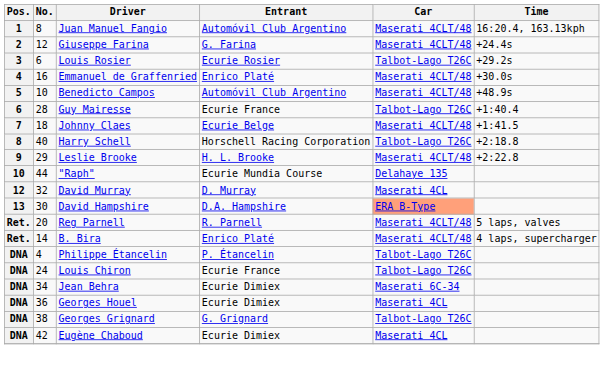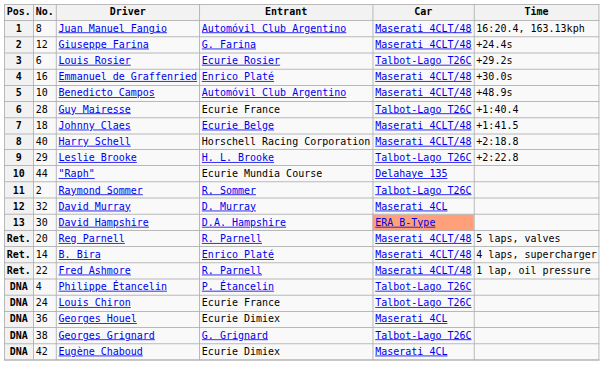(423, 142) Talbot-Lago T26C -> (423, 142) Maserati 4CLT/48
(423, 158) Maserati 4CLT/48 -> (423, 158) Talbot-Lago T26C
+ row: (101, 190)
+ row: (95, 271)
- row: (89, 287)
